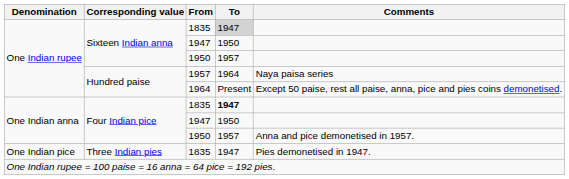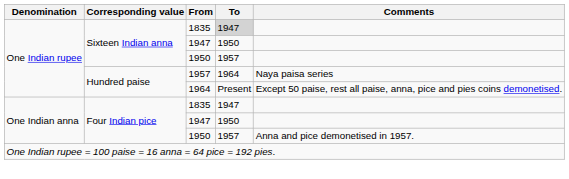(228, 105) bold -> (228, 105) normal
- row: (124, 151)
